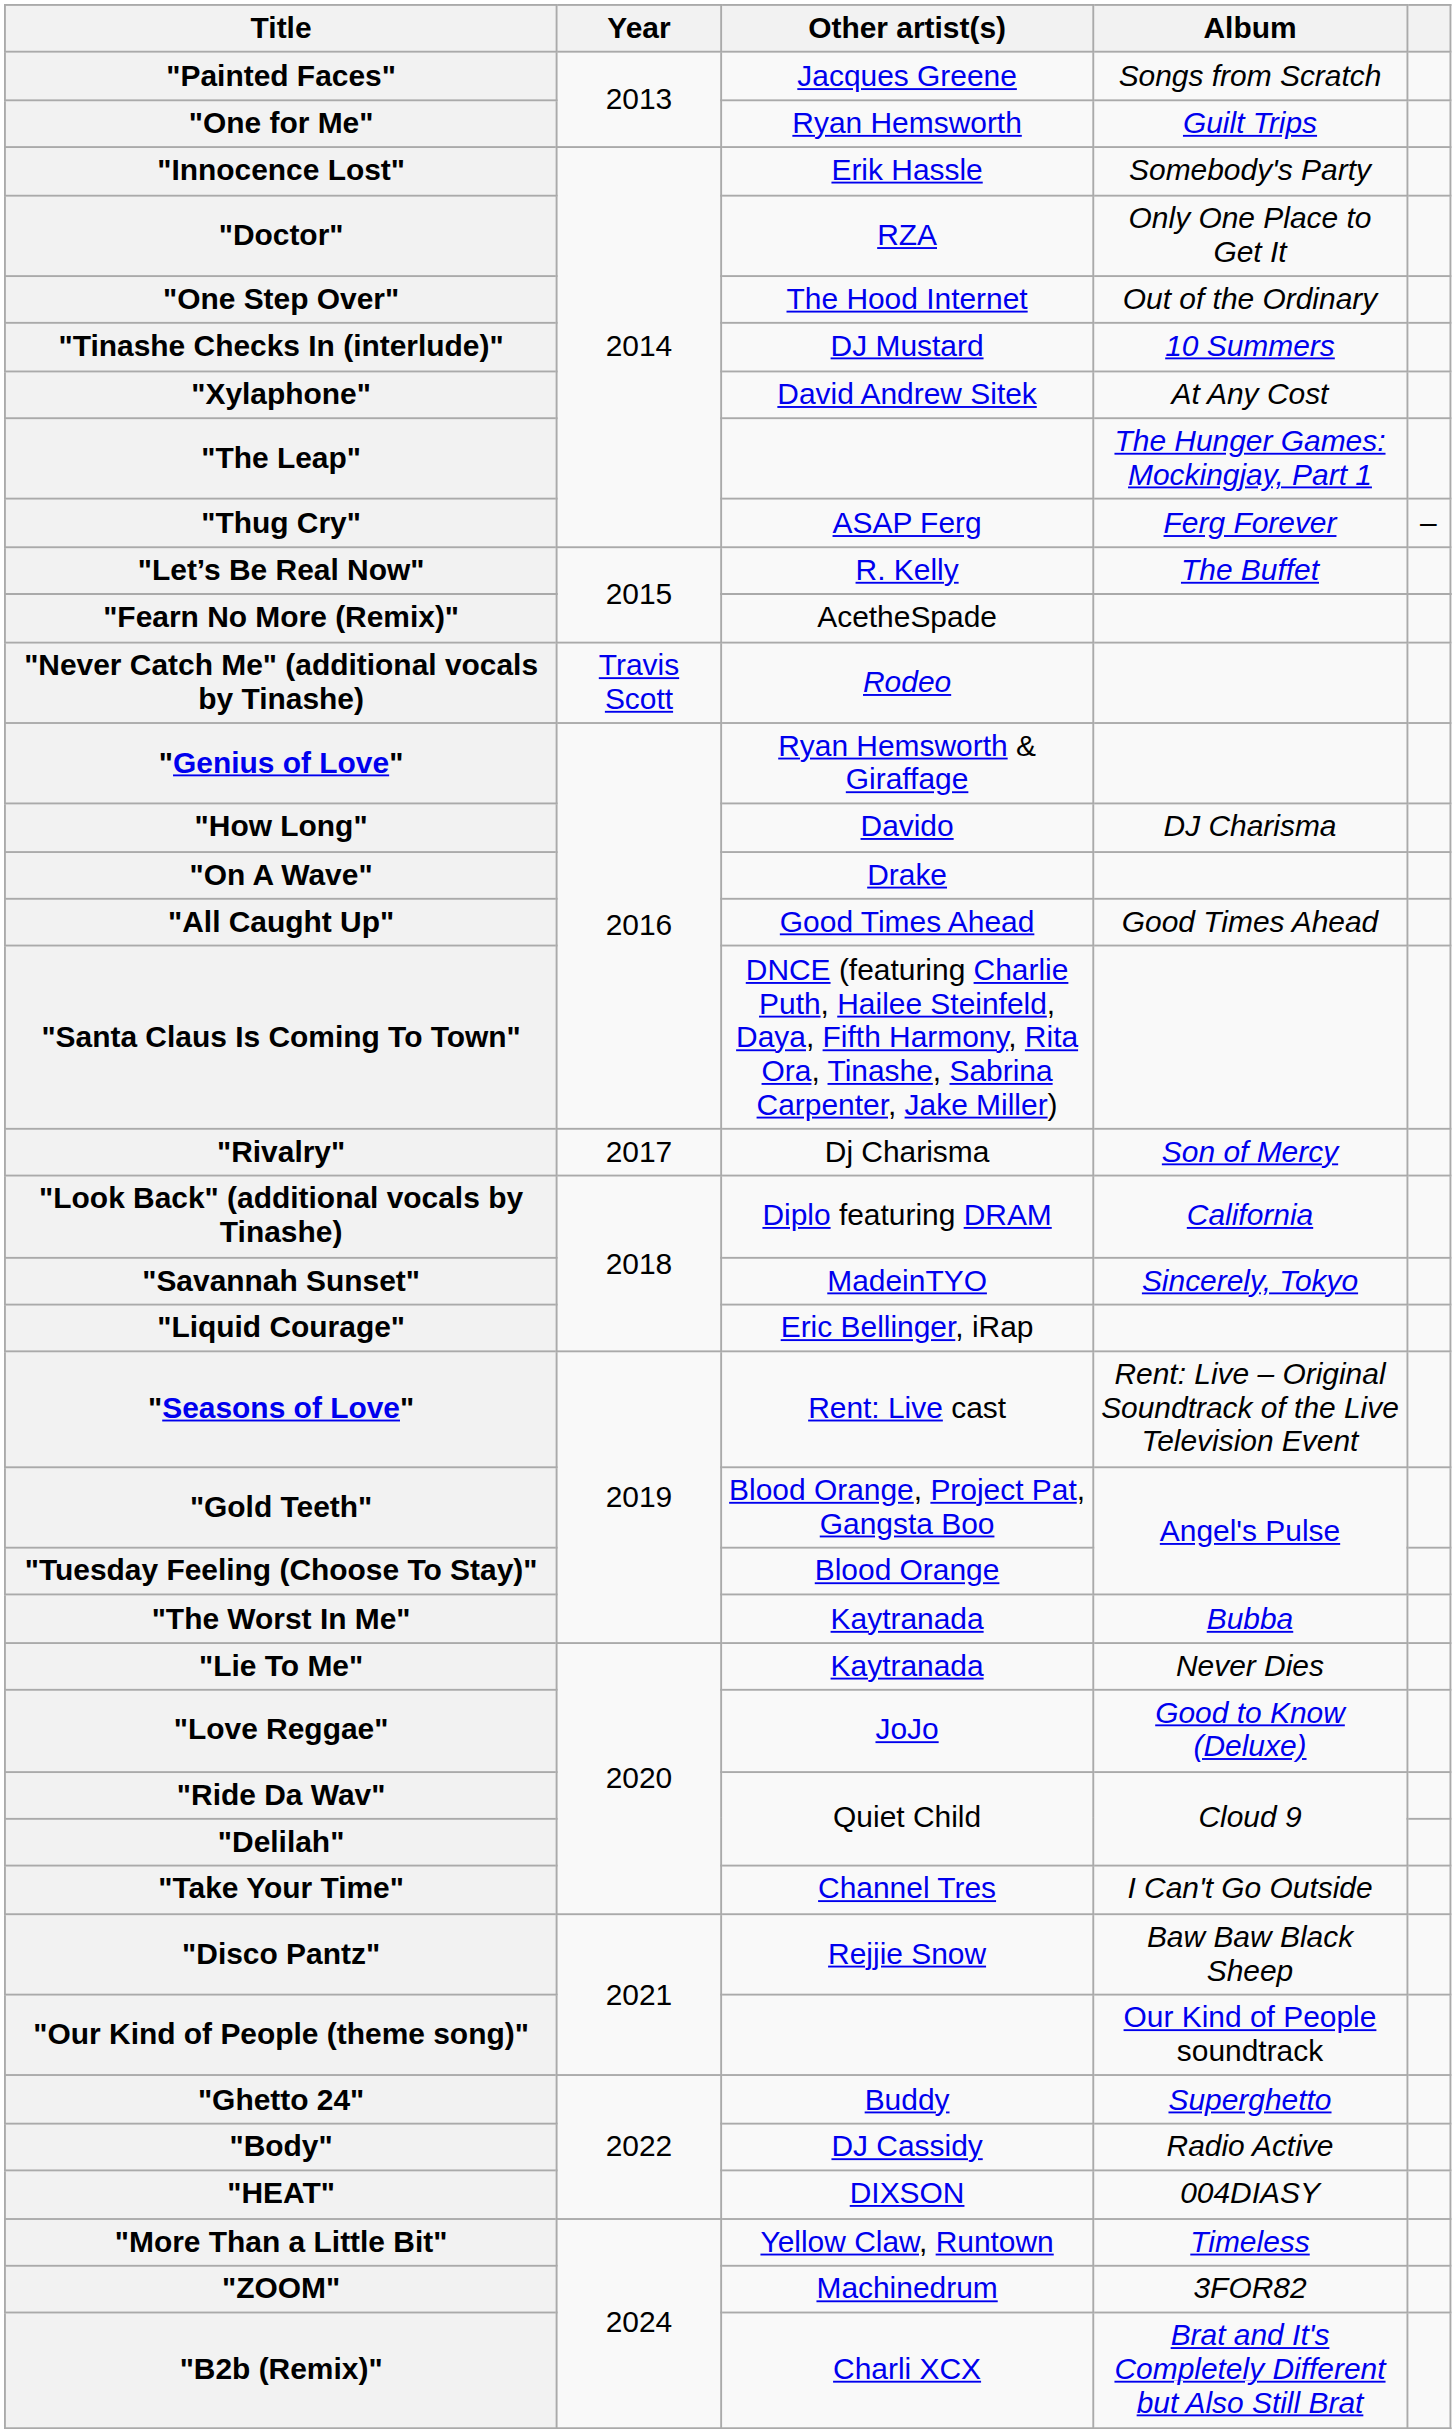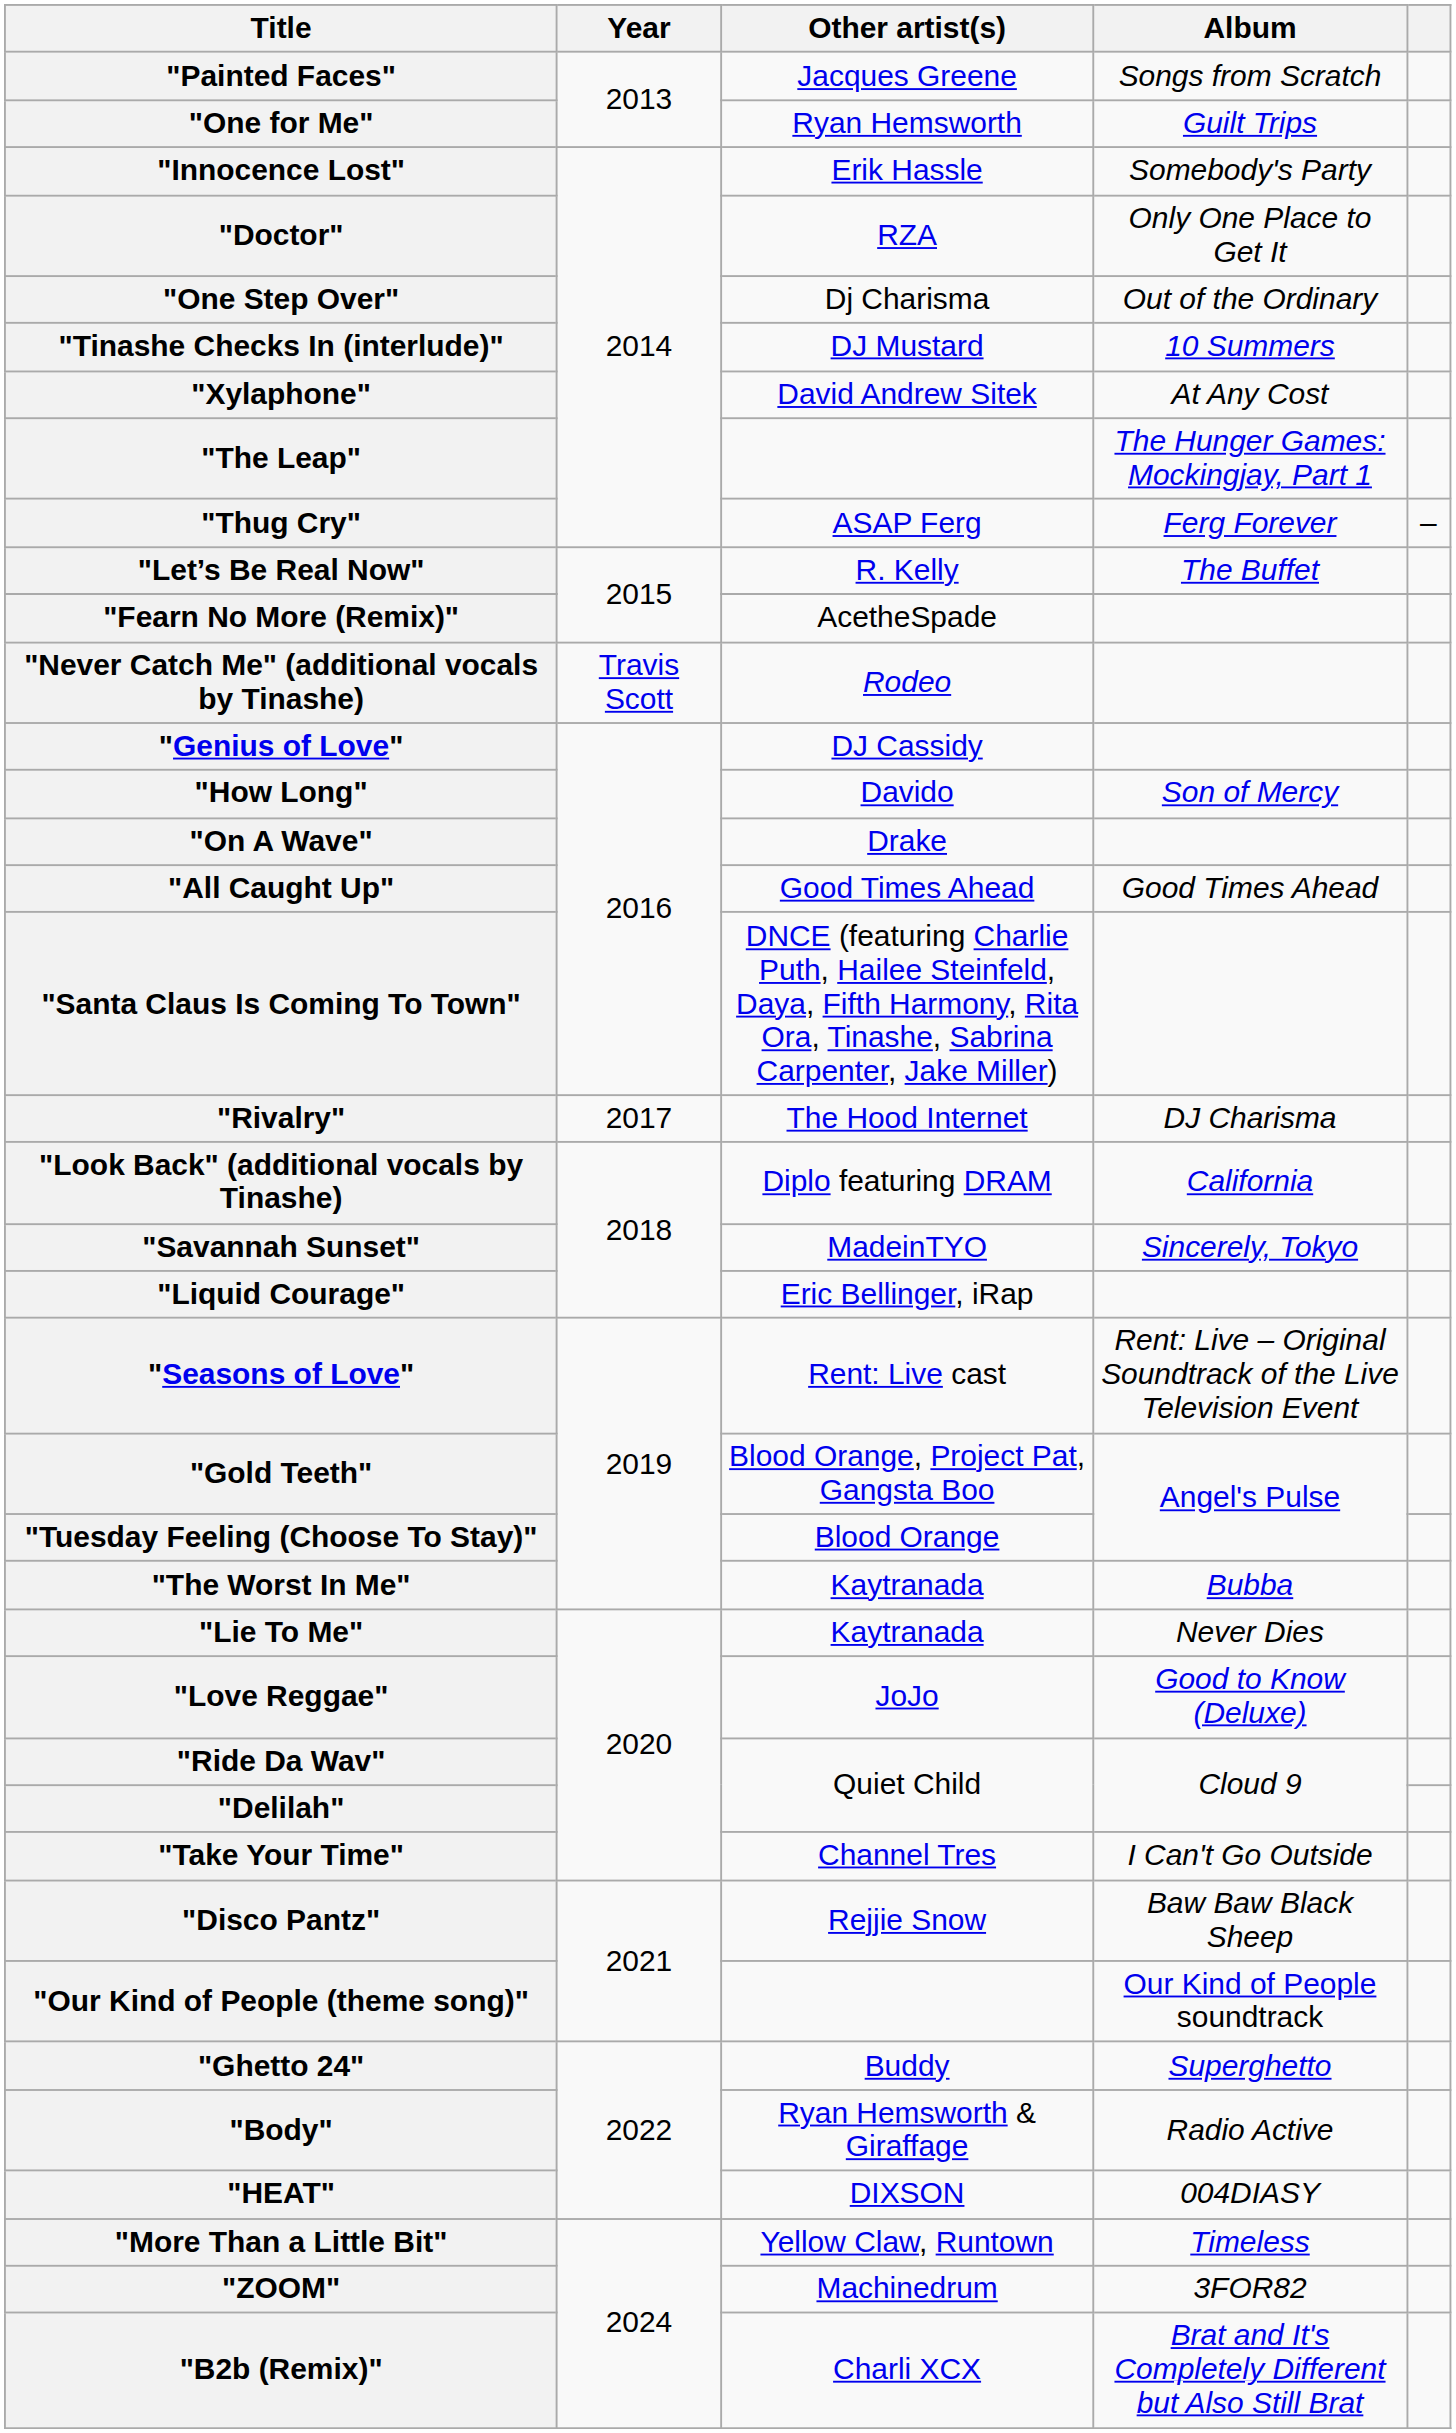(907, 299) The Hood Internet -> (907, 299) Dj Charisma
(907, 762) Ryan Hemsworth & Giraffage -> (907, 746) DJ Cassidy
(1250, 827) DJ Charisma -> (1250, 793) Son of Mercy
(907, 1151) Dj Charisma -> (907, 1117) The Hood Internet
(1250, 1151) Son of Mercy -> (1250, 1117) DJ Charisma
(907, 2146) DJ Cassidy -> (907, 2129) Ryan Hemsworth & Giraffage
